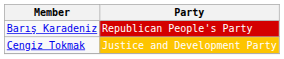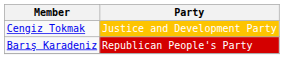rows swapped: (46, 45) <-> (52, 29)
